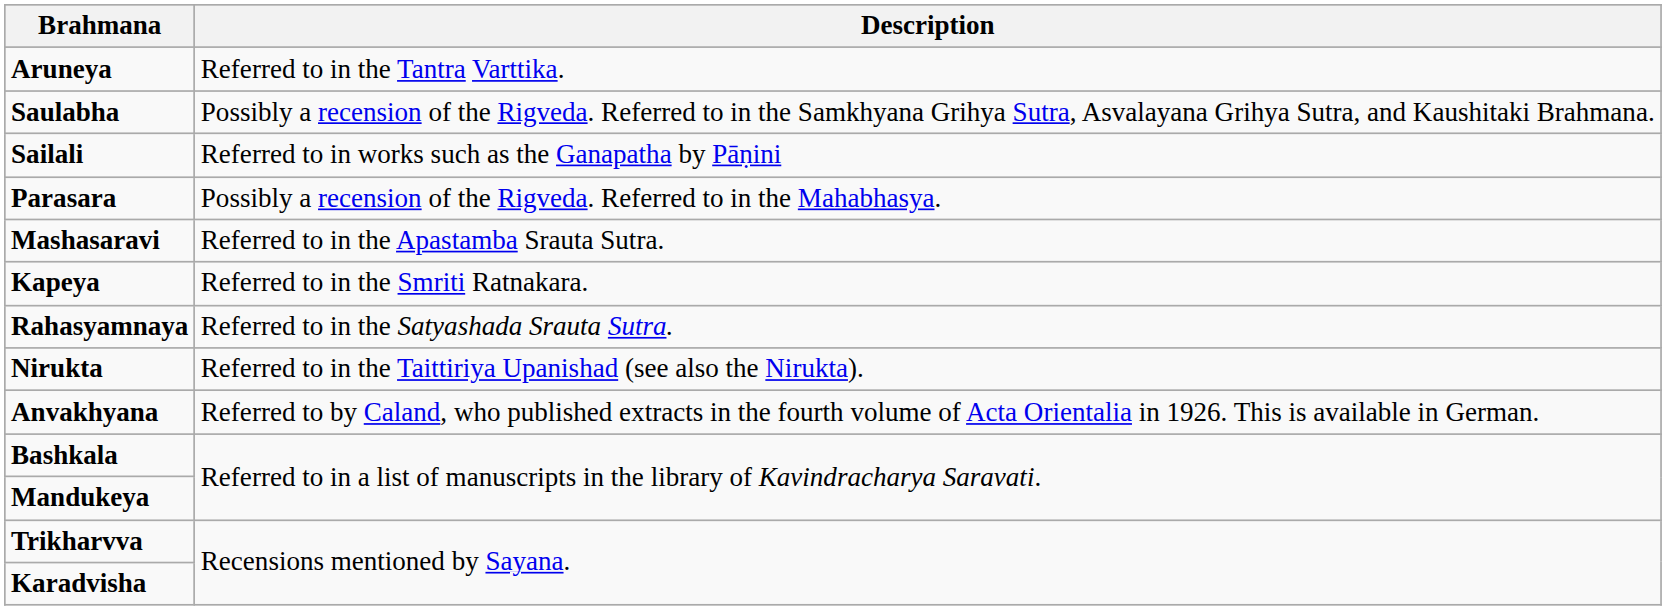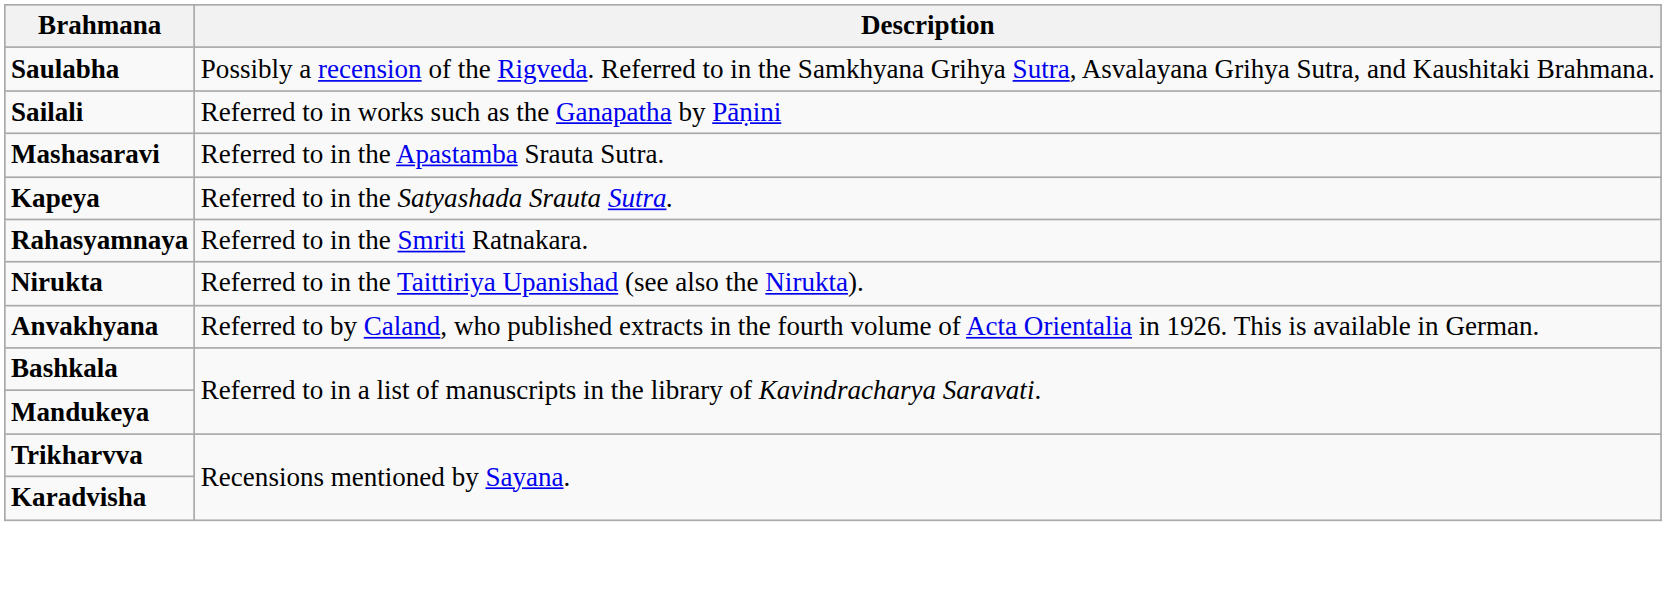- row: (61, 68)
- row: (64, 197)
(395, 283) Referred to in the Smriti Ratnakara. -> (437, 197) Referred to in the Satyashada Srauta Sutra.
(437, 326) Referred to in the Satyashada Srauta Sutra. -> (395, 240) Referred to in the Smriti Ratnakara.
